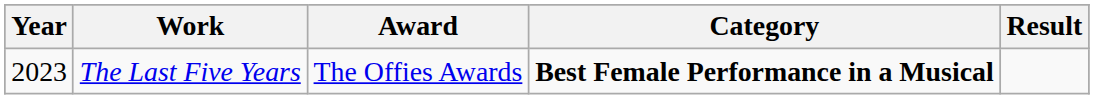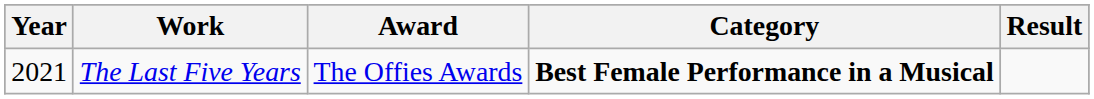(39, 70) 2023 -> (39, 70) 2021
